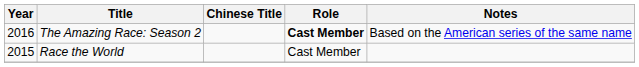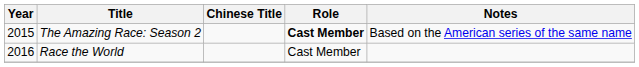(21, 33) 2016 -> (21, 33) 2015
(21, 52) 2015 -> (21, 52) 2016
